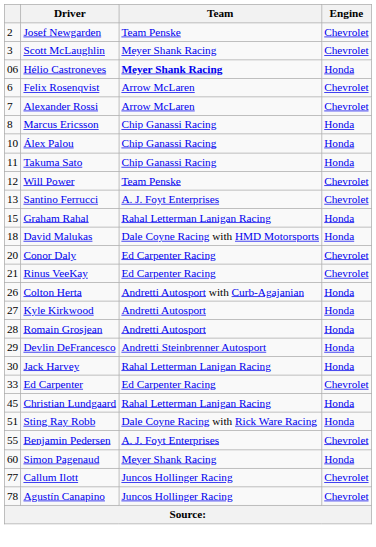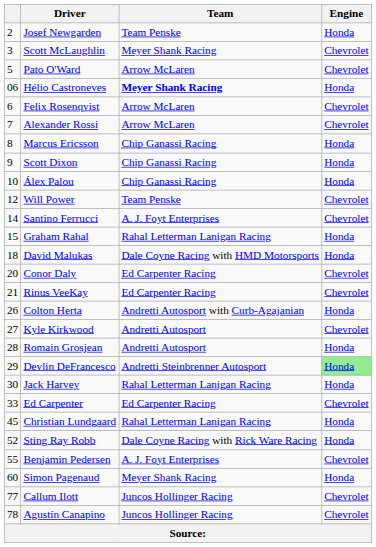(346, 32) Chevrolet -> (339, 32) Honda
+ row: (52, 69)
+ row: (50, 162)
- row: (53, 162)
(13, 199) 13 -> (13, 217) 14
(339, 310) Honda -> (346, 329) Chevrolet
(339, 347) no background -> (339, 366) lightgreen background
(13, 421) 51 -> (13, 440) 52
